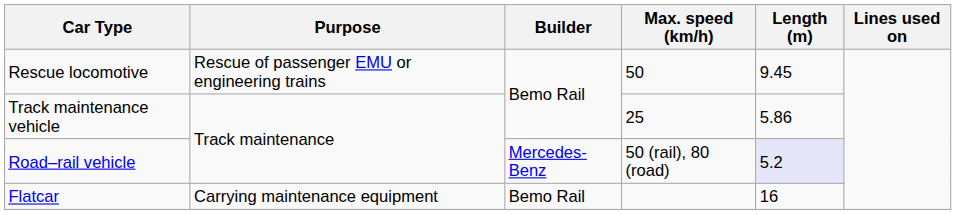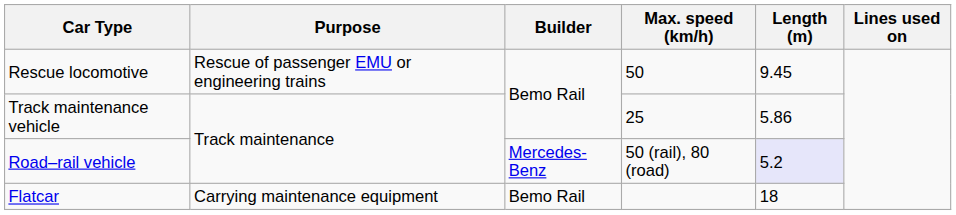(769, 197) 16 -> (769, 197) 18
